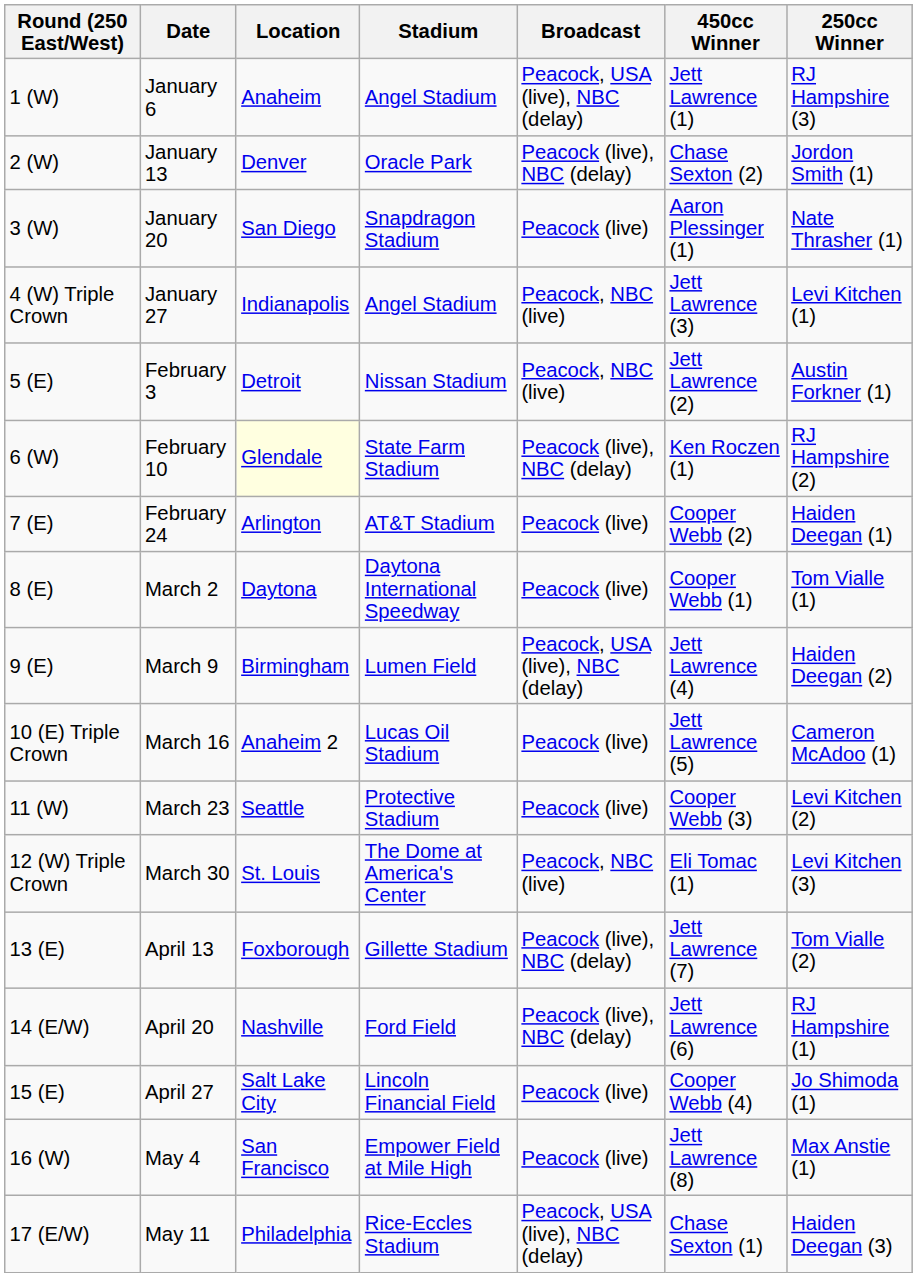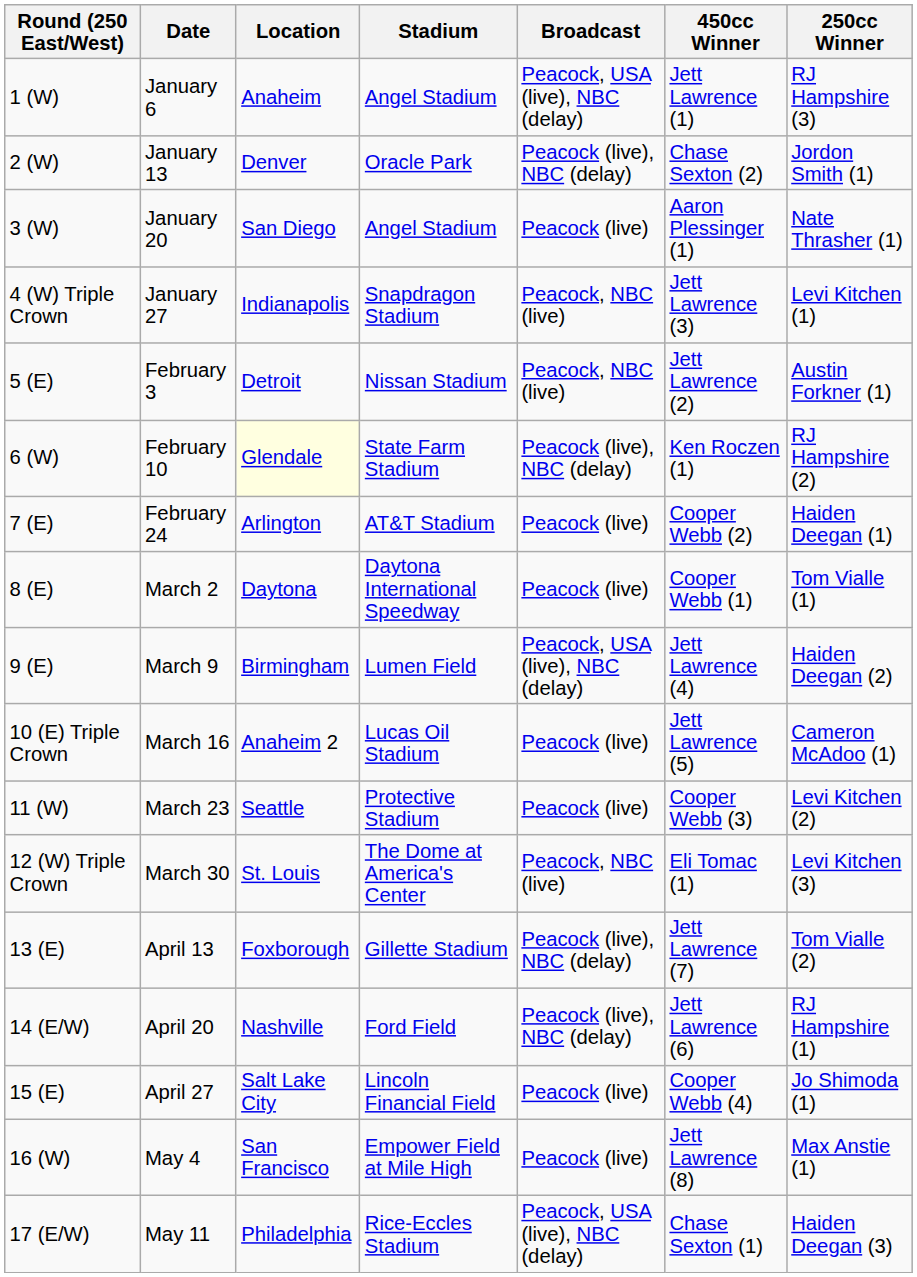(420, 228) Snapdragon Stadium -> (431, 228) Angel Stadium
(431, 305) Angel Stadium -> (420, 305) Snapdragon Stadium
